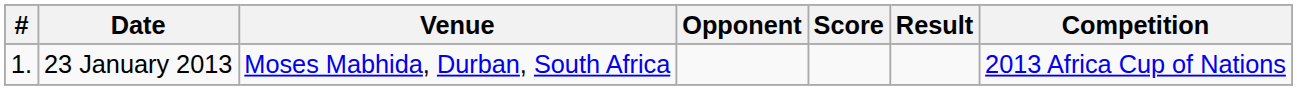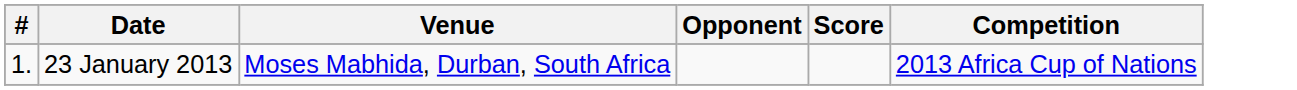- column: (935, 24)
